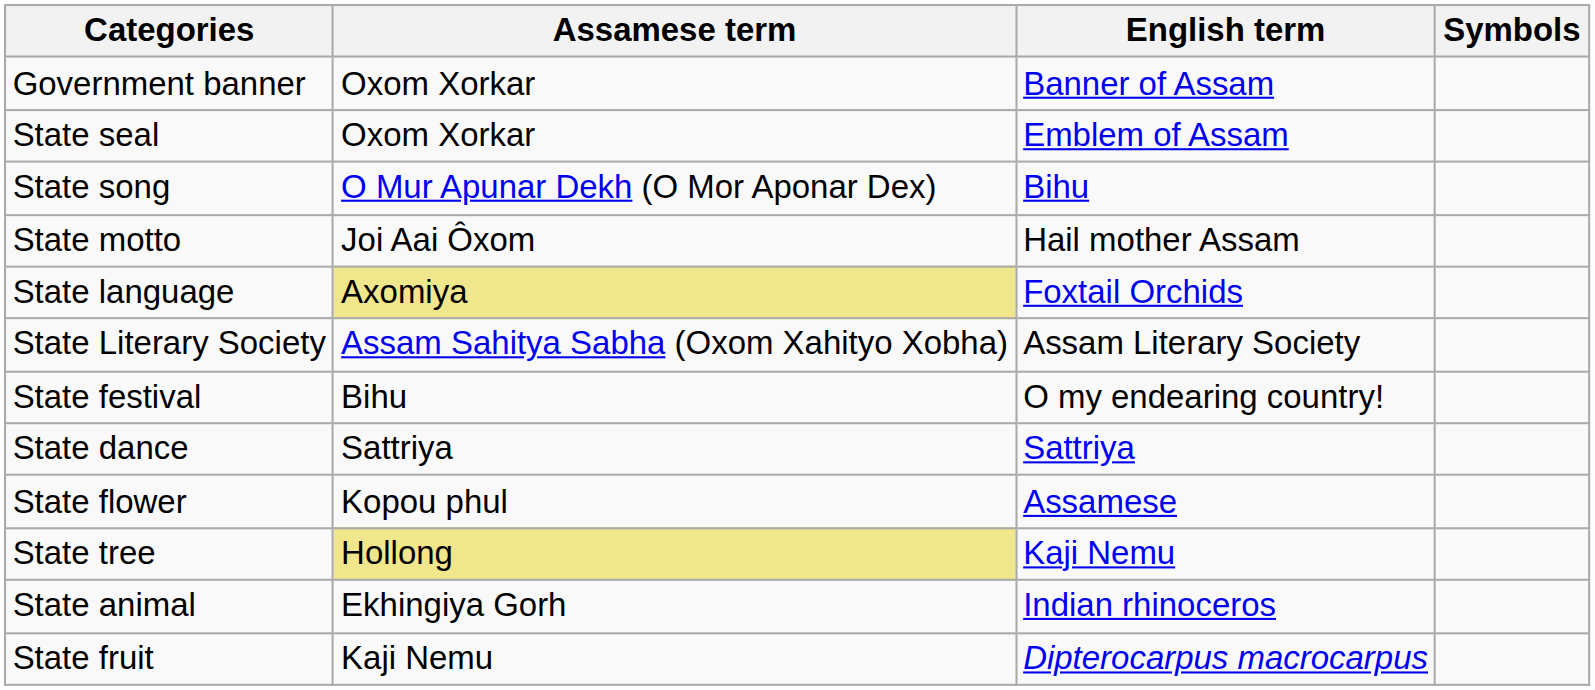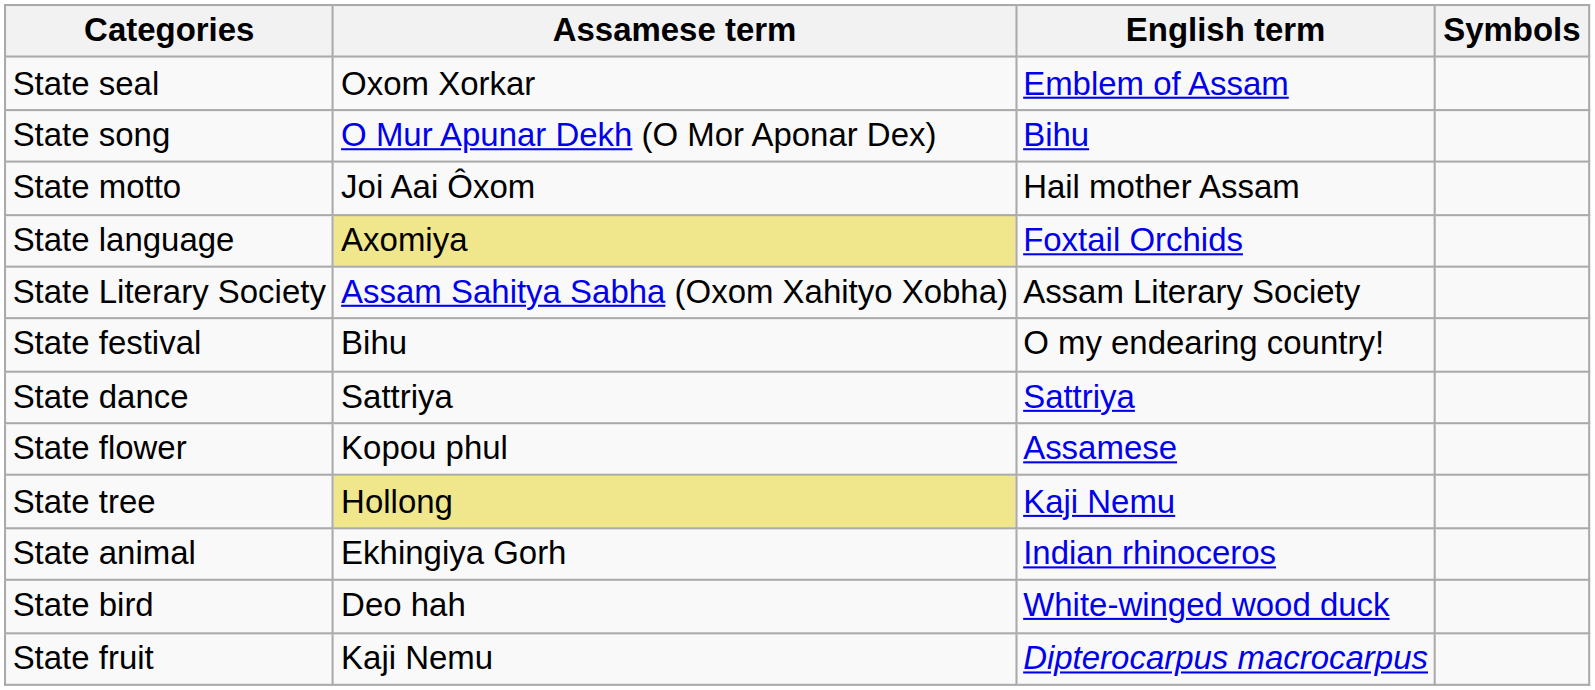- row: (159, 82)
+ row: (83, 605)
